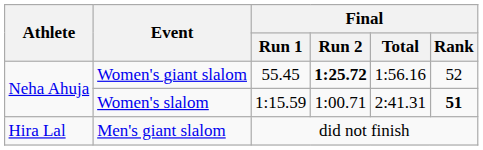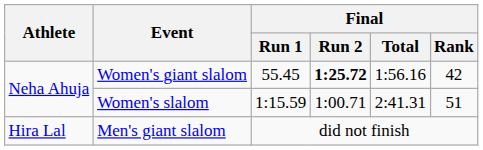(454, 74) 52 -> (454, 74) 42
(454, 102) bold -> (454, 102) normal
